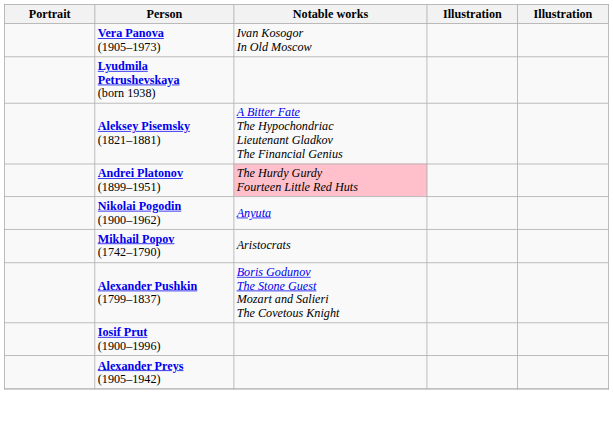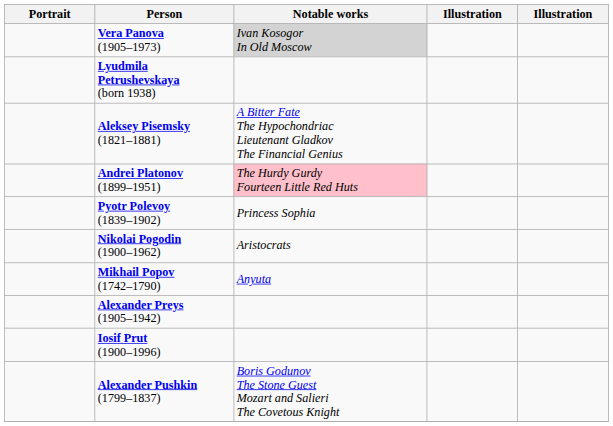(274, 40) no background -> (274, 40) lightgrey background
+ row: (134, 213)
(254, 213) Anyuta -> (264, 246) Aristocrats
(264, 246) Aristocrats -> (254, 279) Anyuta
rows swapped: (141, 372) <-> (147, 292)
